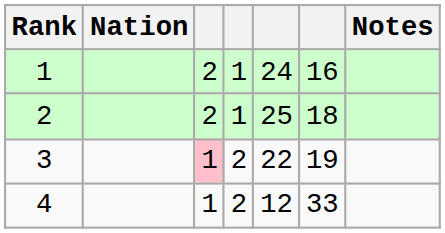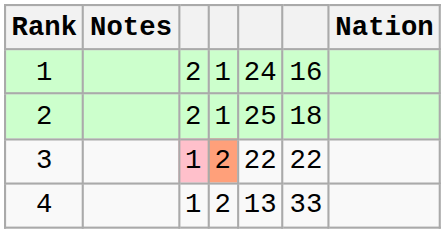columns swapped: (139, 27) <-> (393, 27)
(239, 161) no background -> (223, 161) lightsalmon background
(322, 161) 19 -> (306, 161) 22
(277, 205) 12 -> (260, 205) 13
